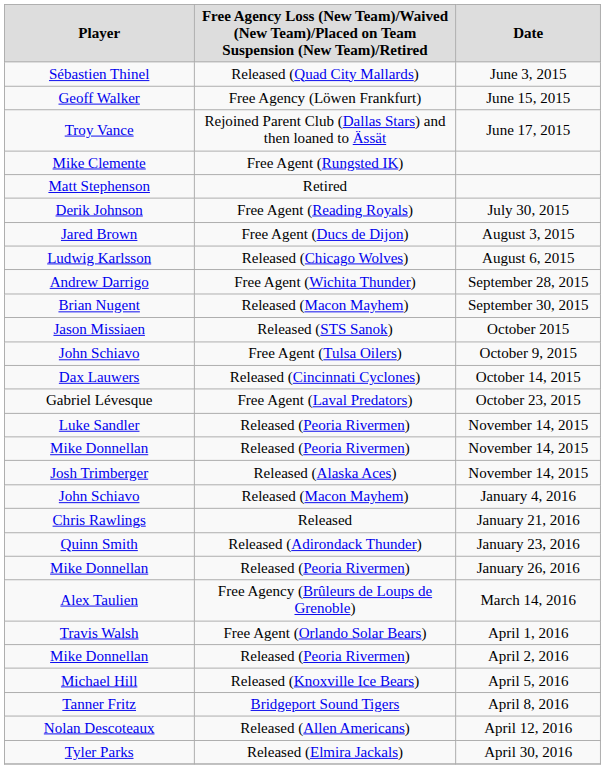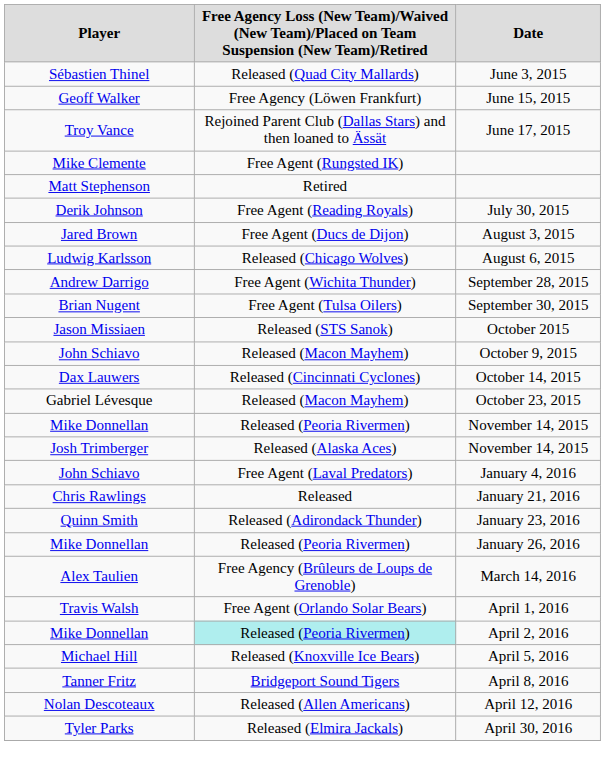(325, 305) Released (Macon Mayhem) -> (325, 305) Free Agent (Tulsa Oilers)
(325, 353) Free Agent (Tulsa Oilers) -> (325, 353) Released (Macon Mayhem)
(325, 401) Free Agent (Laval Predators) -> (325, 401) Released (Macon Mayhem)
- row: (99, 424)
(325, 496) Released (Macon Mayhem) -> (325, 472) Free Agent (Laval Predators)
(325, 656) no background -> (325, 632) paleturquoise background
